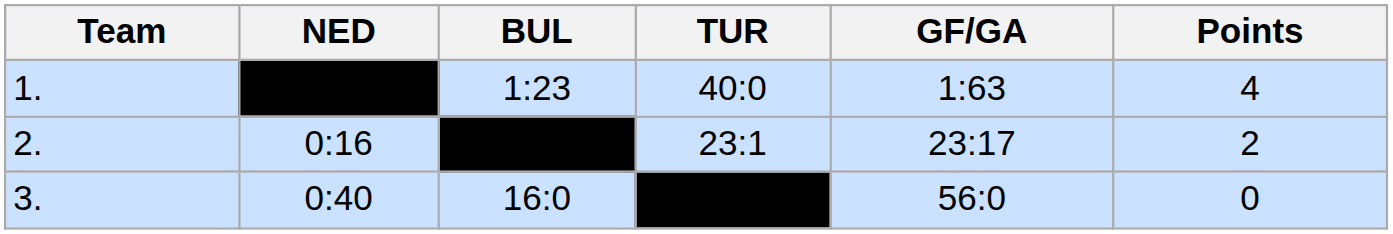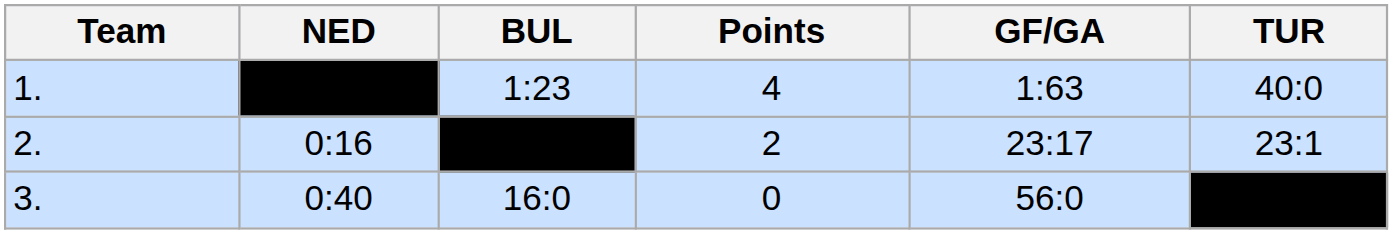columns swapped: (733, 32) <-> (1250, 32)
